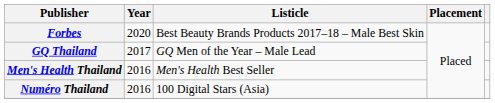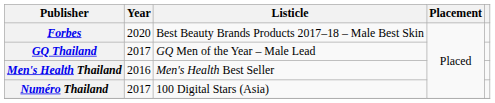(139, 88) 2016 -> (139, 88) 2017
